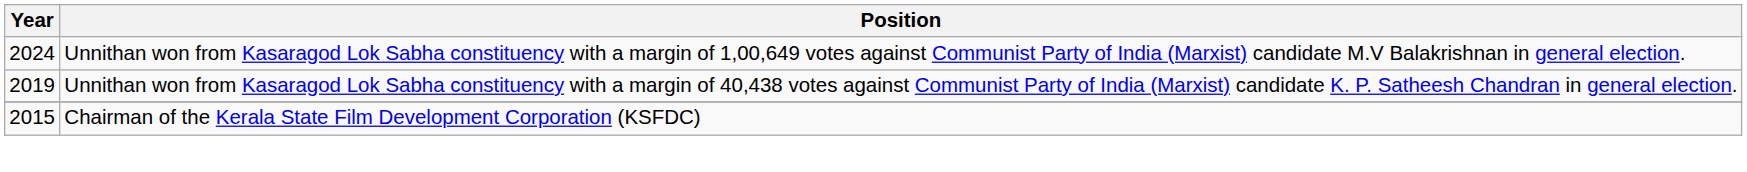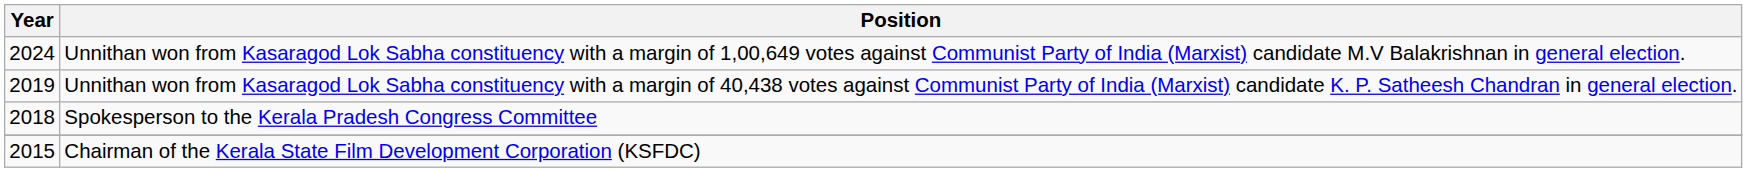+ row: (331, 118)
